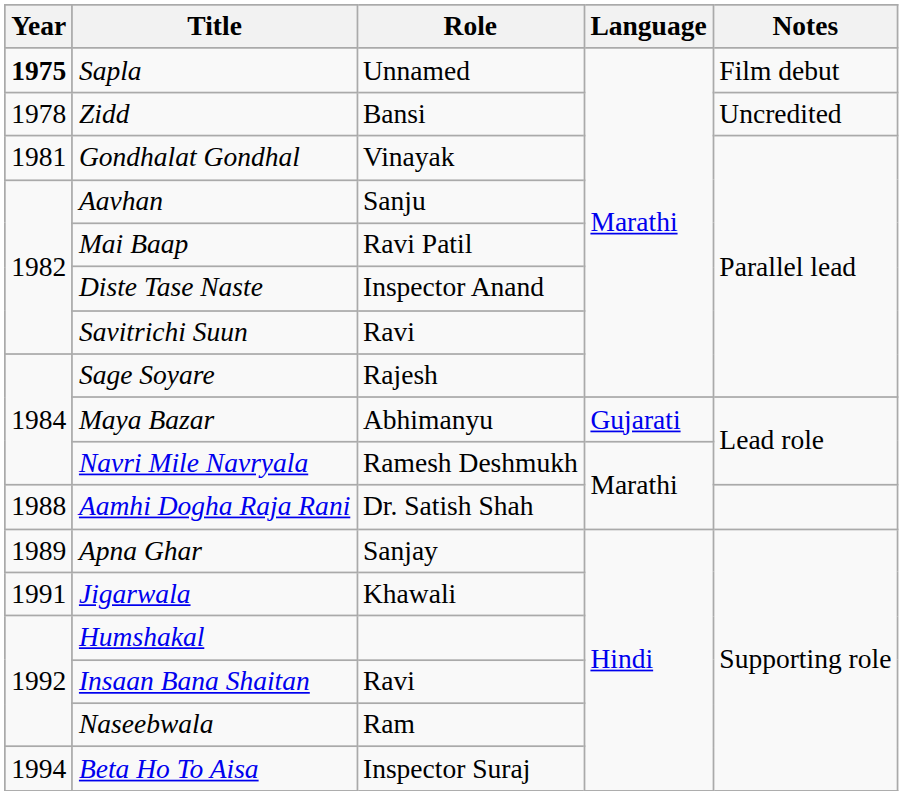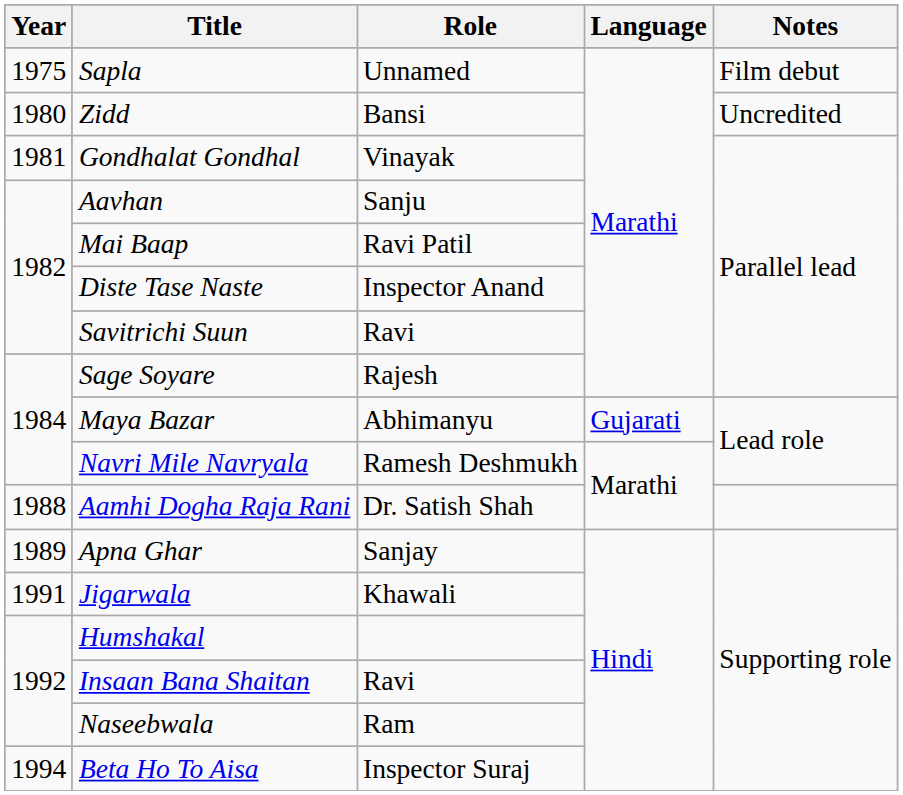(39, 69) bold -> (39, 69) normal
(39, 113) 1978 -> (39, 113) 1980
